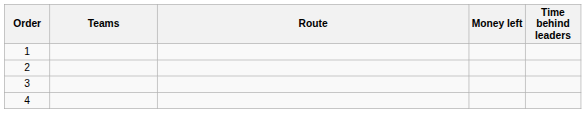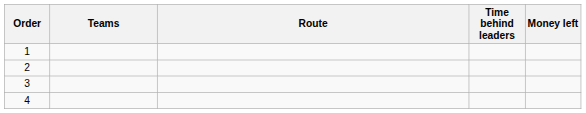columns swapped: (553, 24) <-> (497, 24)
